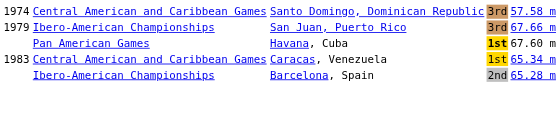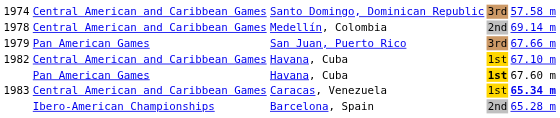+ row: (16, 27)
(124, 27) Ibero-American Championships -> (91, 43) Pan American Games
+ row: (16, 59)
(533, 59) normal -> (533, 91) bold
